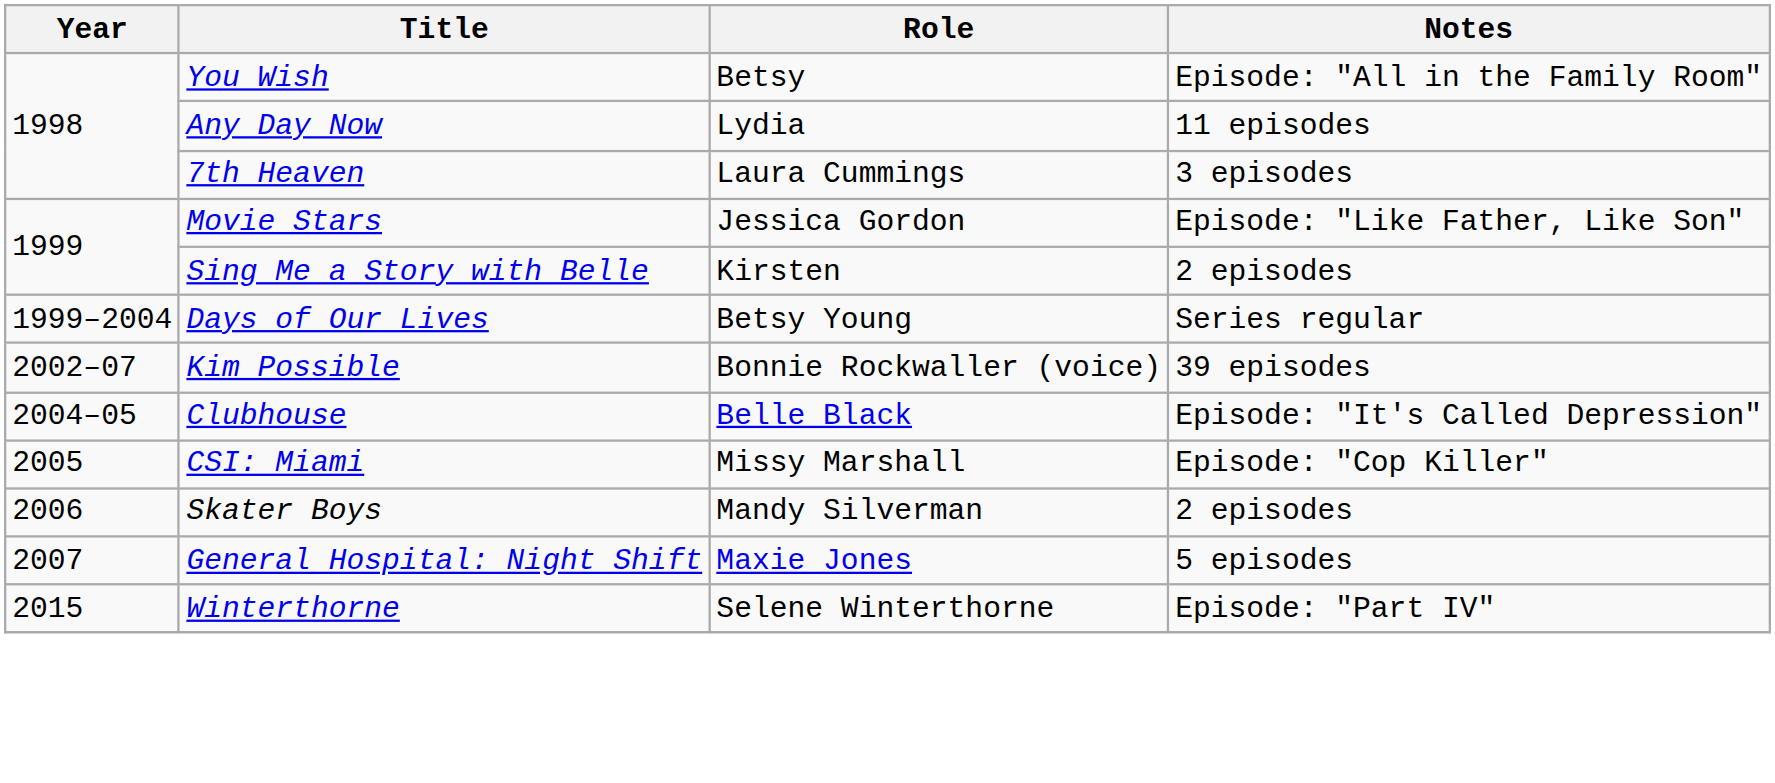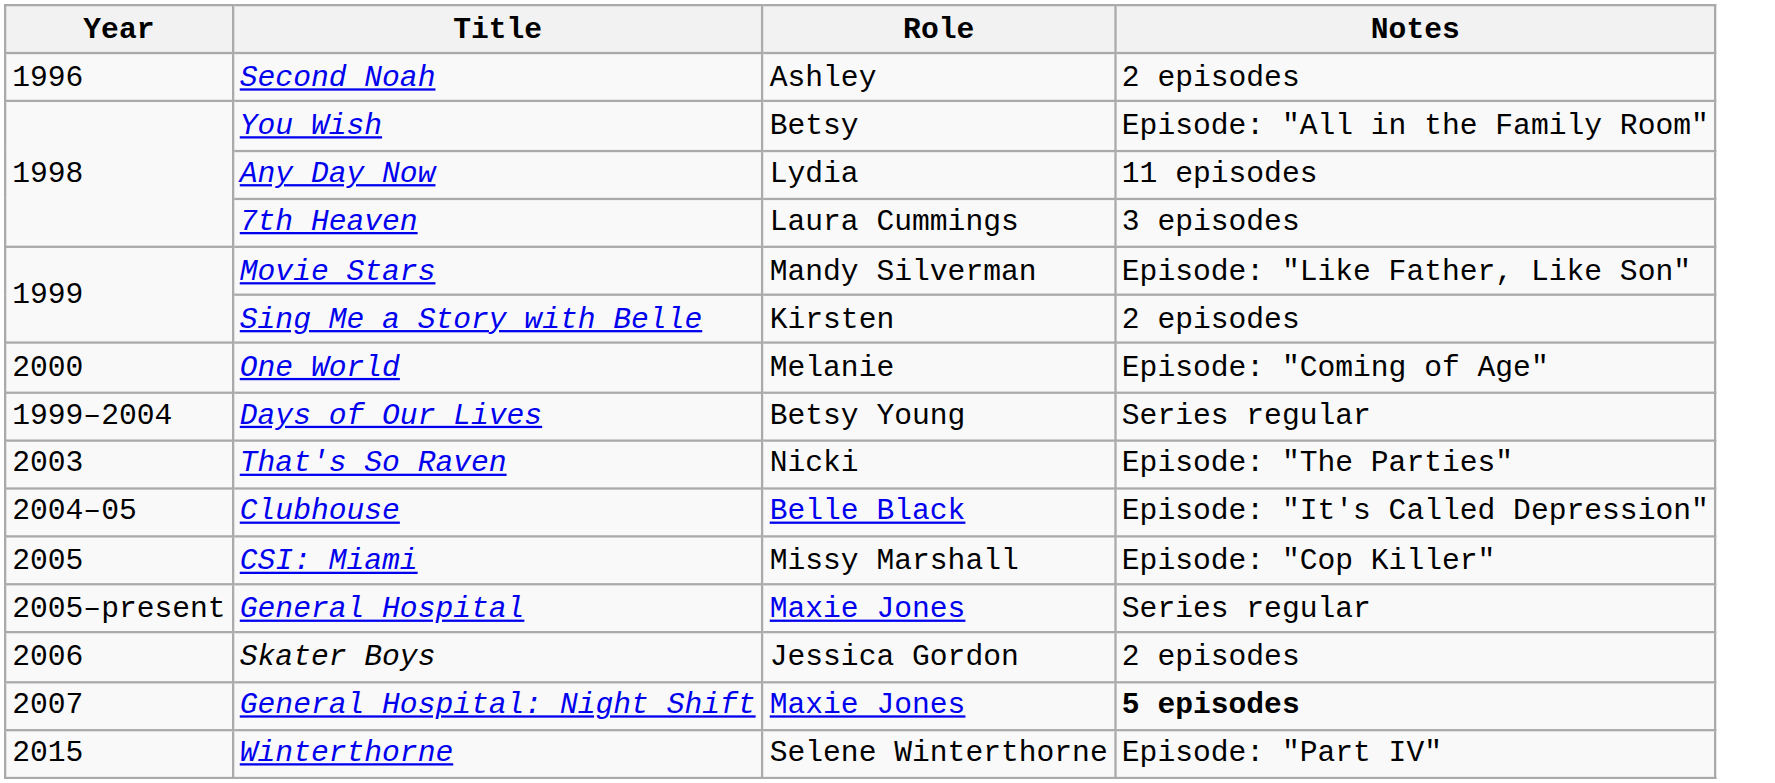+ row: (338, 78)
(841, 223) Jessica Gordon -> (903, 271) Mandy Silverman
+ row: (320, 367)
- row: (293, 367)
+ row: (373, 464)
+ row: (382, 609)
(850, 512) Mandy Silverman -> (894, 657) Jessica Gordon
(1264, 561) normal -> (1211, 706) bold
